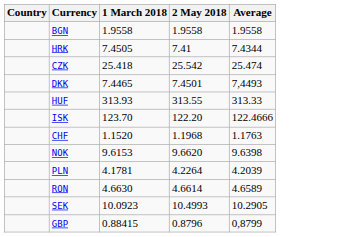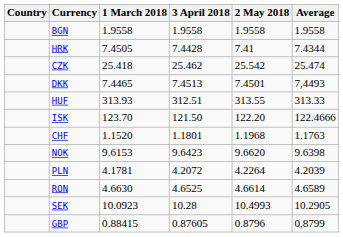+ column: (201, 13)
